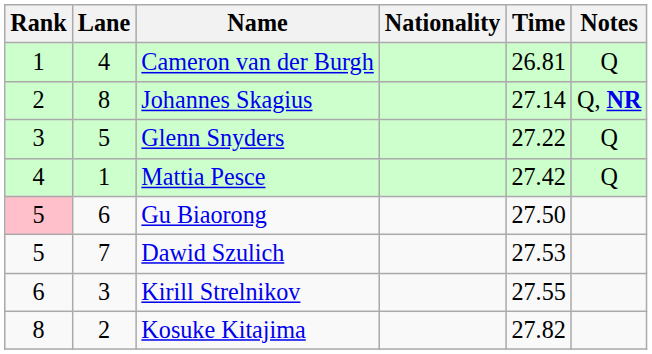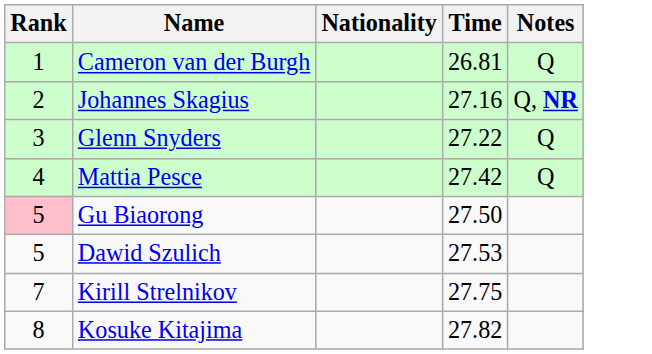- column: (104, 23)
(539, 100) 27.14 -> (475, 100) 27.16
(39, 291) 6 -> (39, 291) 7
(539, 291) 27.55 -> (475, 291) 27.75
